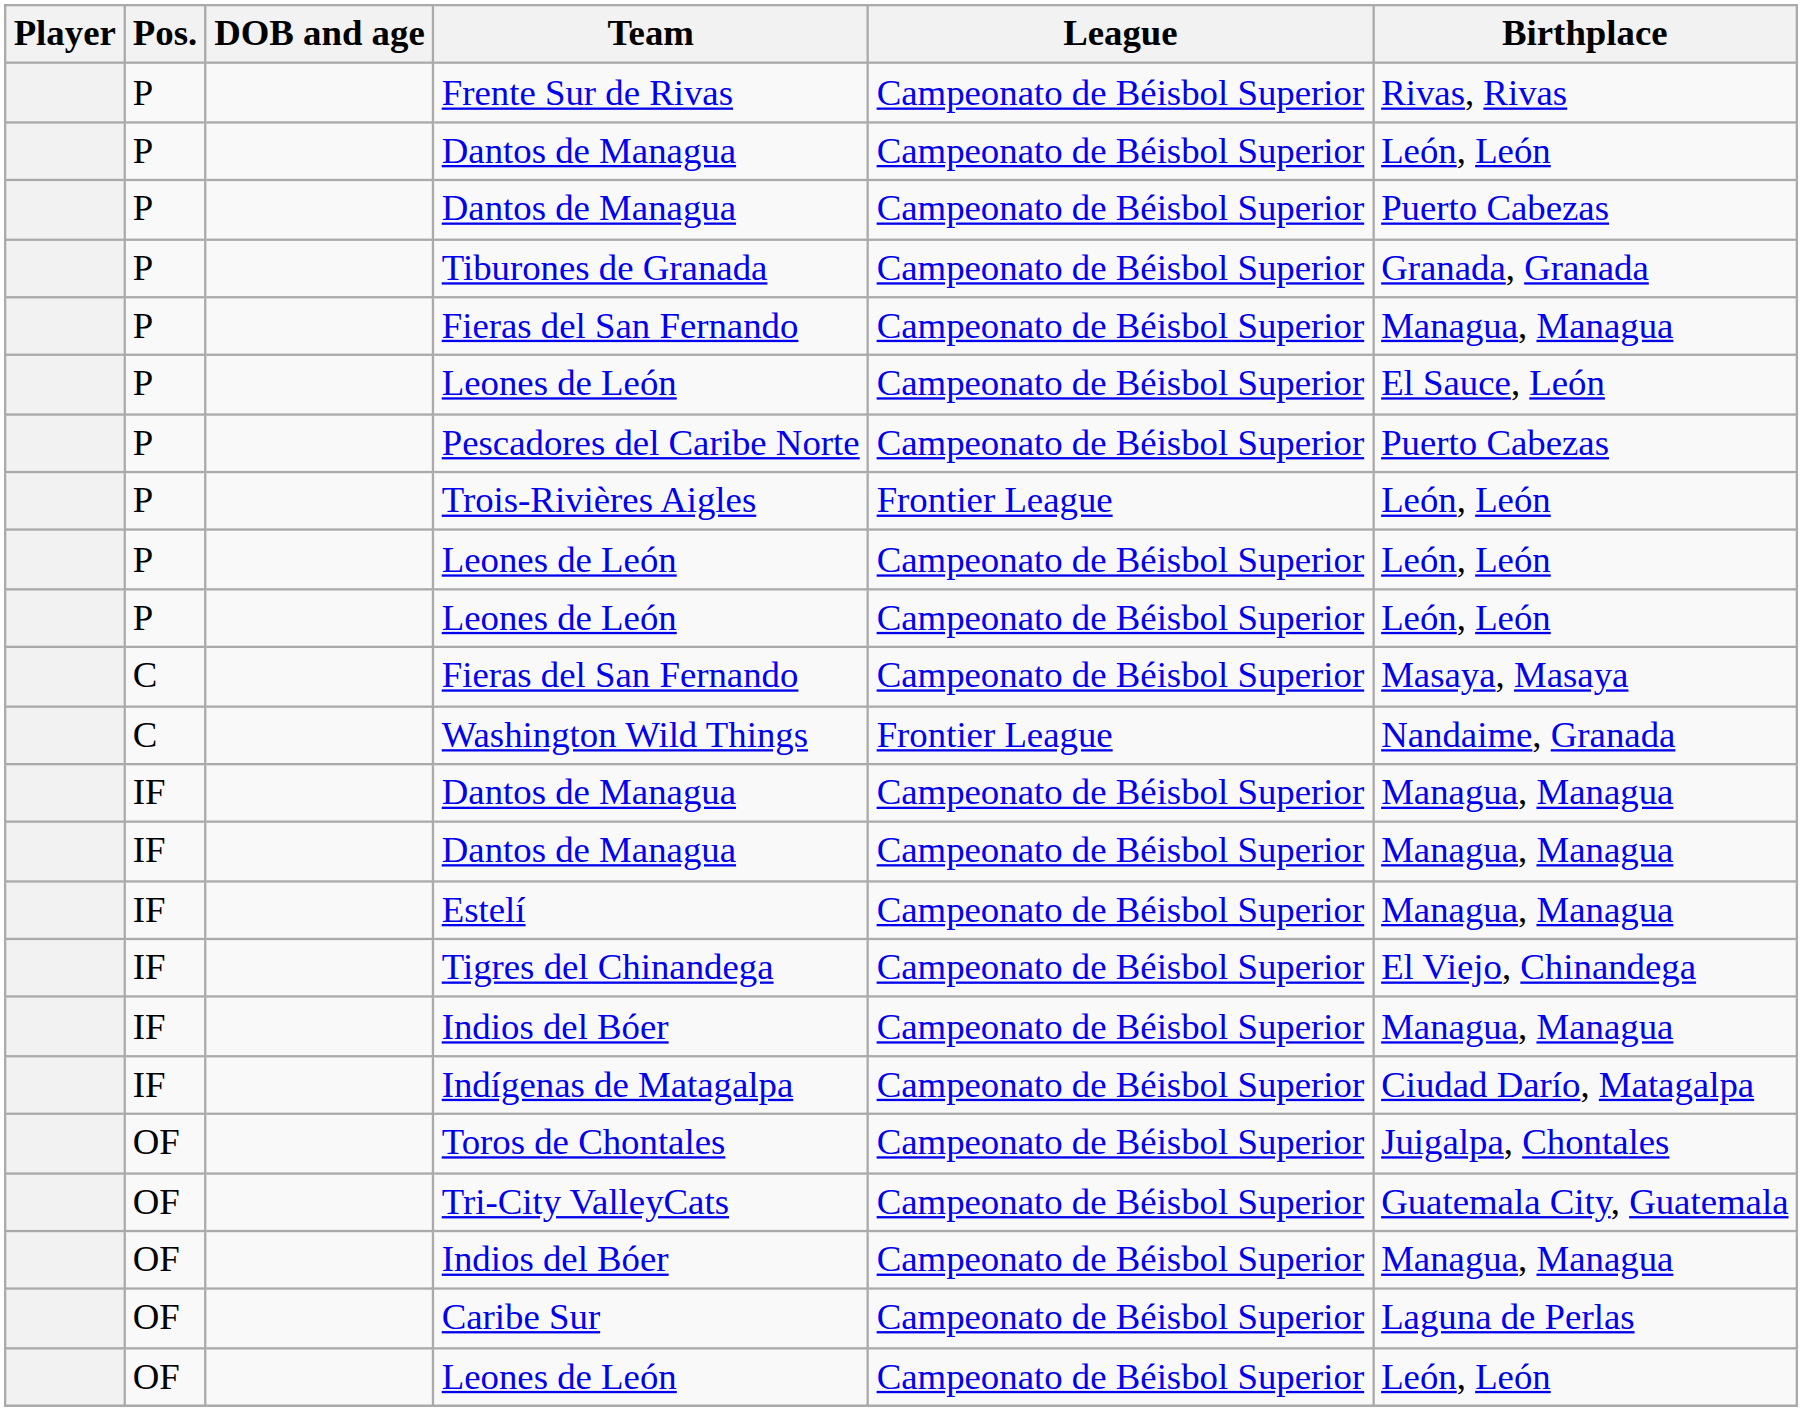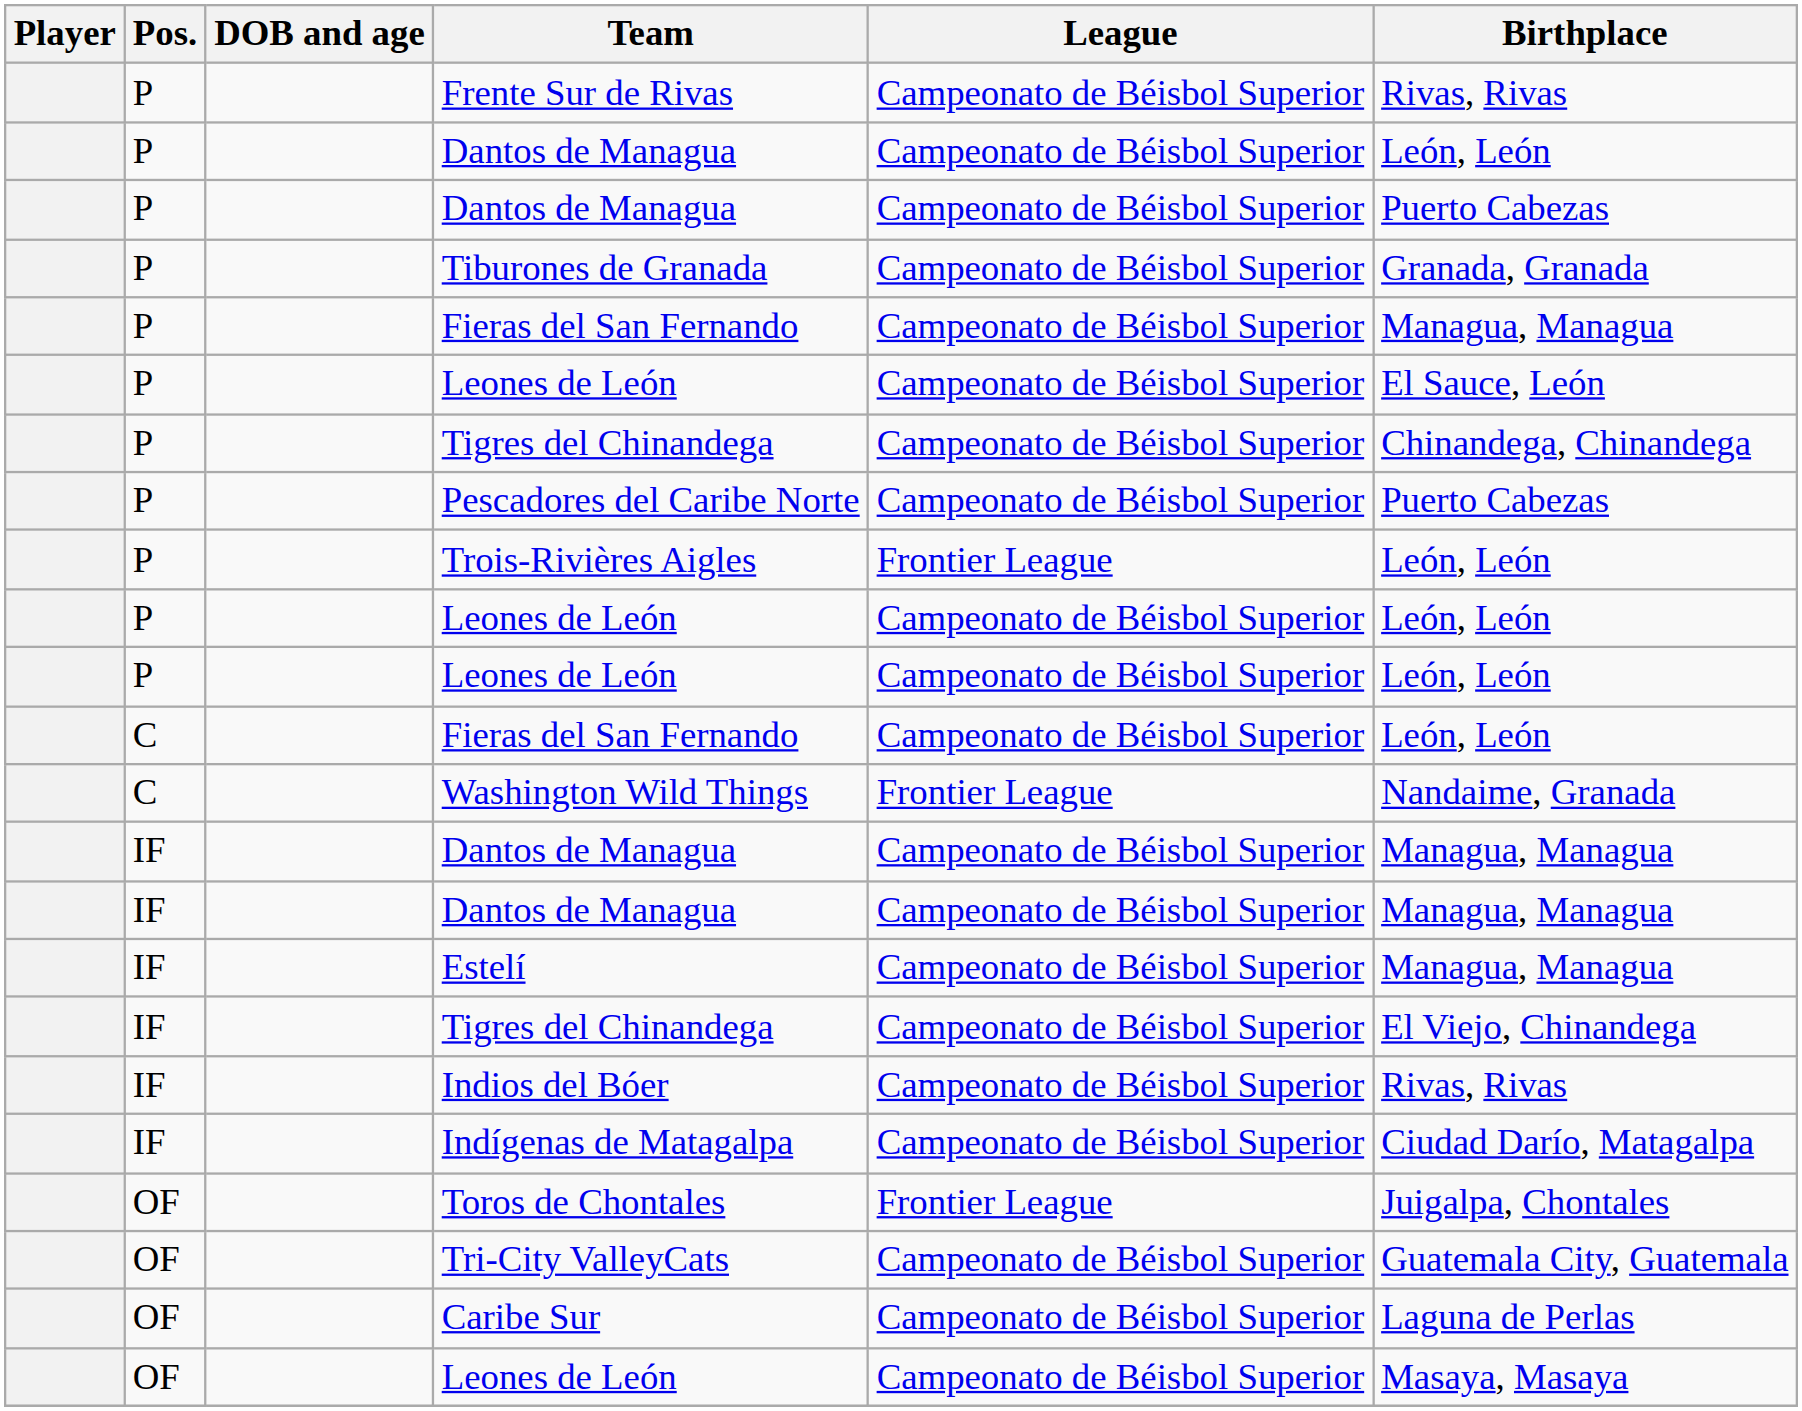+ row: (143, 442)
(1505, 675) Masaya, Masaya -> (1466, 734) León, León
(1527, 1025) Managua, Managua -> (1474, 1084) Rivas, Rivas
(1120, 1142) Campeonato de Béisbol Superior -> (995, 1200) Frontier League
- row: (156, 1259)
(1466, 1376) León, León -> (1505, 1376) Masaya, Masaya
